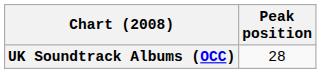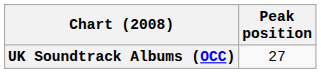(277, 57) 28 -> (277, 57) 27
